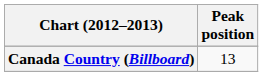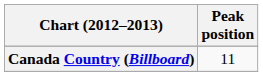(228, 58) 13 -> (228, 58) 11
